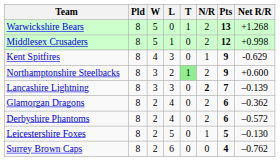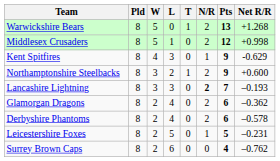(188, 73) lightgreen background -> (188, 73) no background
(255, 88) –0.139 -> (255, 88) –0.193
(255, 118) –0.572 -> (255, 118) –0.578
(255, 133) –0.130 -> (255, 133) –0.231
